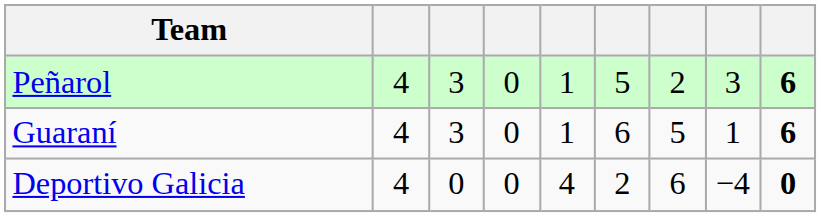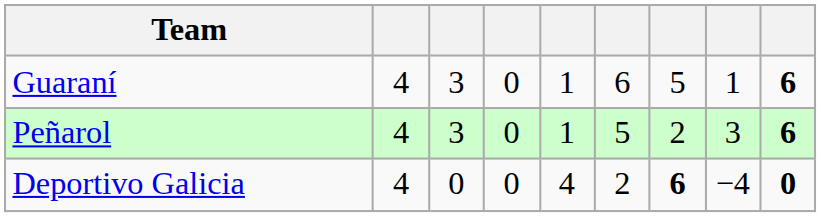rows swapped: (62, 81) <-> (65, 132)
(678, 183) normal -> (678, 183) bold
